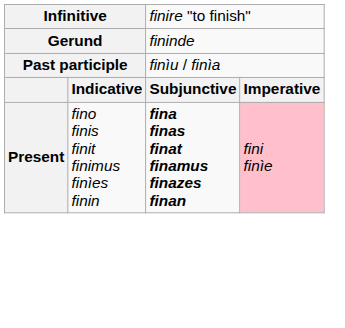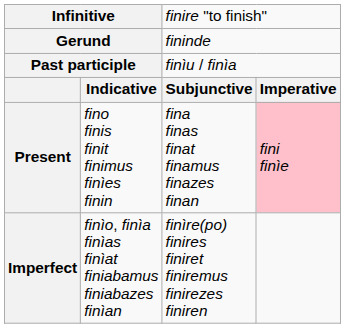(179, 157) bold -> (193, 157) normal
+ row: (43, 268)
